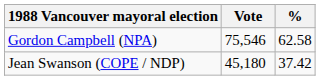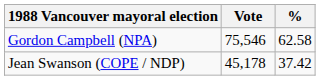(245, 63) 45,180 -> (245, 63) 45,178
